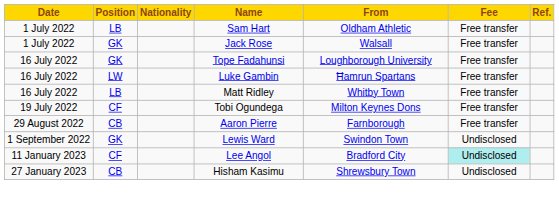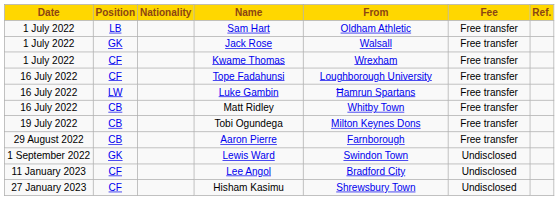+ row: (249, 60)
(115, 60) GK -> (115, 76) CF
(115, 92) LB -> (115, 108) CB
(115, 108) CF -> (115, 124) CB
(489, 156) paleturquoise background -> (489, 172) no background
(115, 172) CB -> (115, 188) CF
